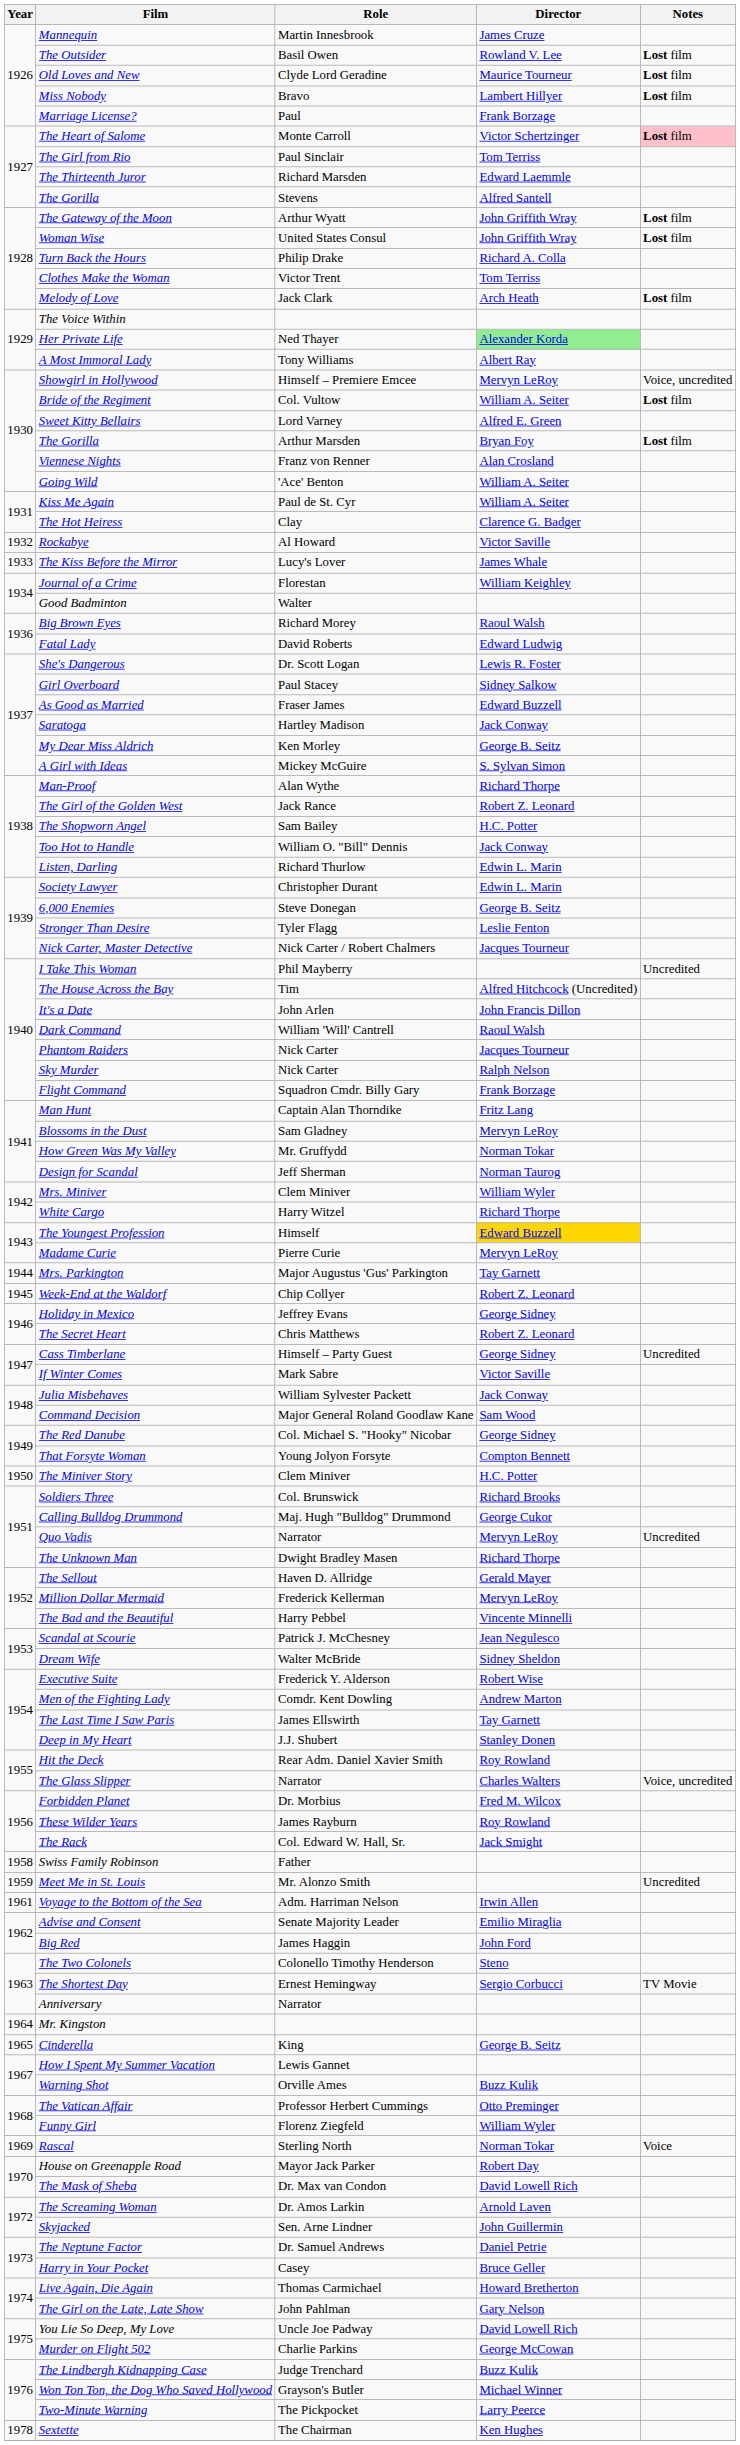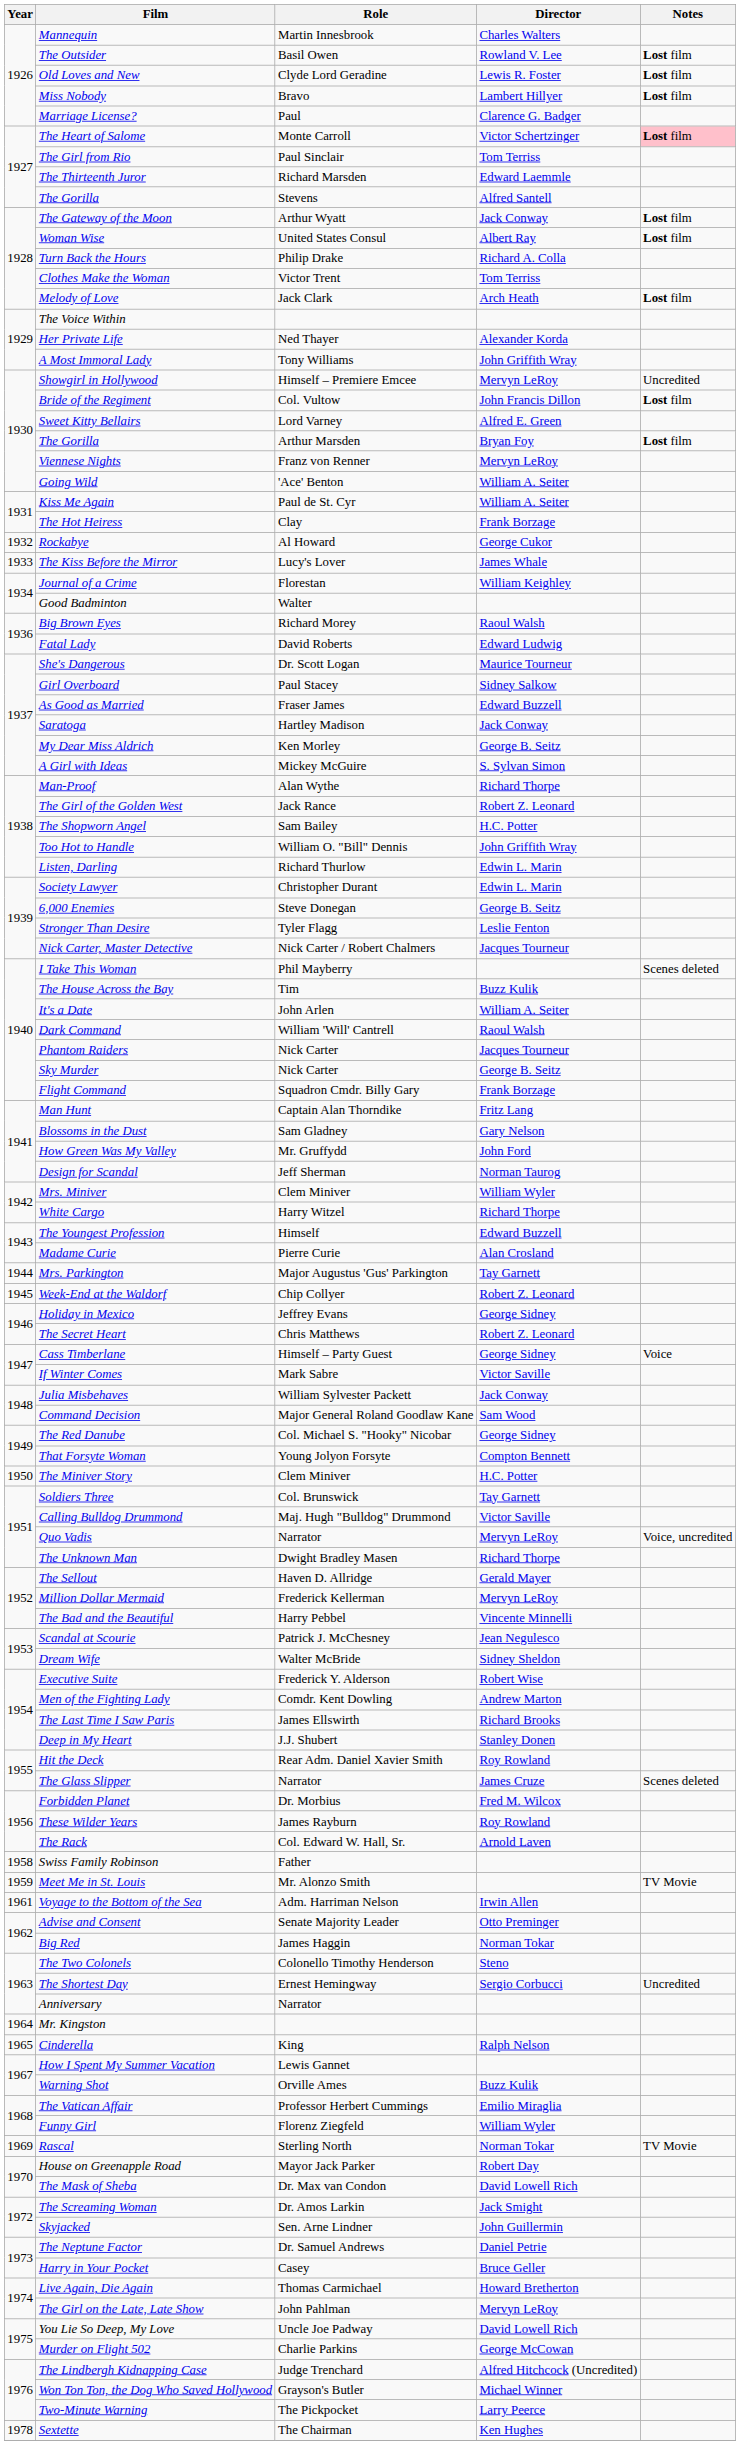(512, 34) James Cruze -> (520, 34) Charles Walters
(526, 75) Maurice Tourneur -> (520, 75) Lewis R. Foster
(517, 116) Frank Borzage -> (530, 116) Clarence G. Badger
(528, 217) John Griffith Wray -> (514, 217) Jack Conway
(528, 237) John Griffith Wray -> (508, 237) Albert Ray
(524, 339) lightgreen background -> (524, 339) no background
(508, 359) Albert Ray -> (528, 359) John Griffith Wray
(688, 380) Voice, uncredited -> (672, 380) Uncredited
(524, 400) William A. Seiter -> (530, 400) John Francis Dillon
(517, 461) Alan Crosland -> (519, 461) Mervyn LeRoy
(530, 522) Clarence G. Badger -> (517, 522) Frank Borzage
(515, 542) Victor Saville -> (516, 542) George Cukor
(520, 664) Lewis R. Foster -> (526, 664) Maurice Tourneur
(514, 846) Jack Conway -> (528, 846) John Griffith Wray
(672, 968) Uncredited -> (681, 968) Scenes deleted
(558, 989) Alfred Hitchcock (Uncredited) -> (509, 989) Buzz Kulik
(530, 1009) John Francis Dillon -> (524, 1009) William A. Seiter
(514, 1070) Ralph Nelson -> (520, 1070) George B. Seitz
(519, 1131) Mervyn LeRoy -> (512, 1131) Gary Nelson
(517, 1151) Norman Tokar -> (505, 1151) John Ford
(520, 1232) gold background -> (520, 1232) no background
(519, 1252) Mervyn LeRoy -> (517, 1252) Alan Crosland
(672, 1354) Uncredited -> (658, 1354) Voice
(520, 1496) Richard Brooks -> (510, 1496) Tay Garnett
(516, 1516) George Cukor -> (515, 1516) Victor Saville
(672, 1537) Uncredited -> (688, 1537) Voice, uncredited
(510, 1719) Tay Garnett -> (520, 1719) Richard Brooks
(520, 1780) Charles Walters -> (512, 1780) James Cruze
(688, 1780) Voice, uncredited -> (681, 1780) Scenes deleted
(511, 1841) Jack Smight -> (515, 1841) Arnold Laven
(672, 1882) Uncredited -> (670, 1882) TV Movie
(520, 1922) Emilio Miraglia -> (519, 1922) Otto Preminger
(505, 1943) John Ford -> (517, 1943) Norman Tokar
(670, 1983) TV Movie -> (672, 1983) Uncredited
(520, 2044) George B. Seitz -> (514, 2044) Ralph Nelson
(519, 2105) Otto Preminger -> (520, 2105) Emilio Miraglia
(658, 2146) Voice -> (670, 2146) TV Movie
(515, 2207) Arnold Laven -> (511, 2207) Jack Smight
(512, 2308) Gary Nelson -> (519, 2308) Mervyn LeRoy
(509, 2369) Buzz Kulik -> (558, 2369) Alfred Hitchcock (Uncredited)
